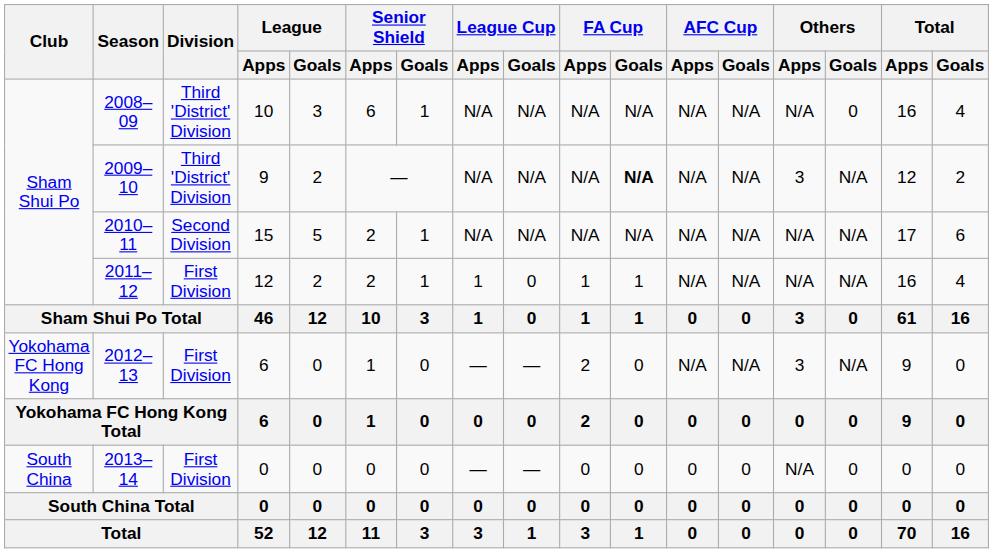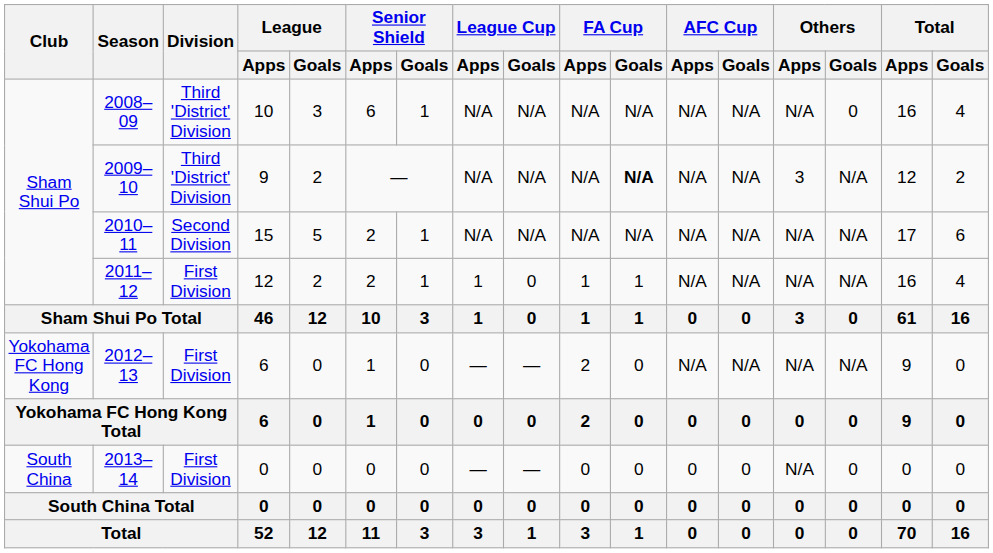(800, 365) 3 -> (800, 365) N/A
